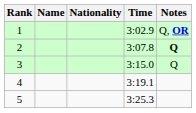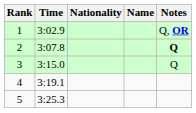columns swapped: (51, 13) <-> (140, 13)
